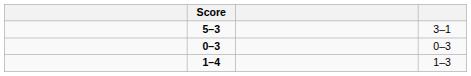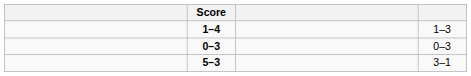rows swapped: (211, 63) <-> (211, 29)
